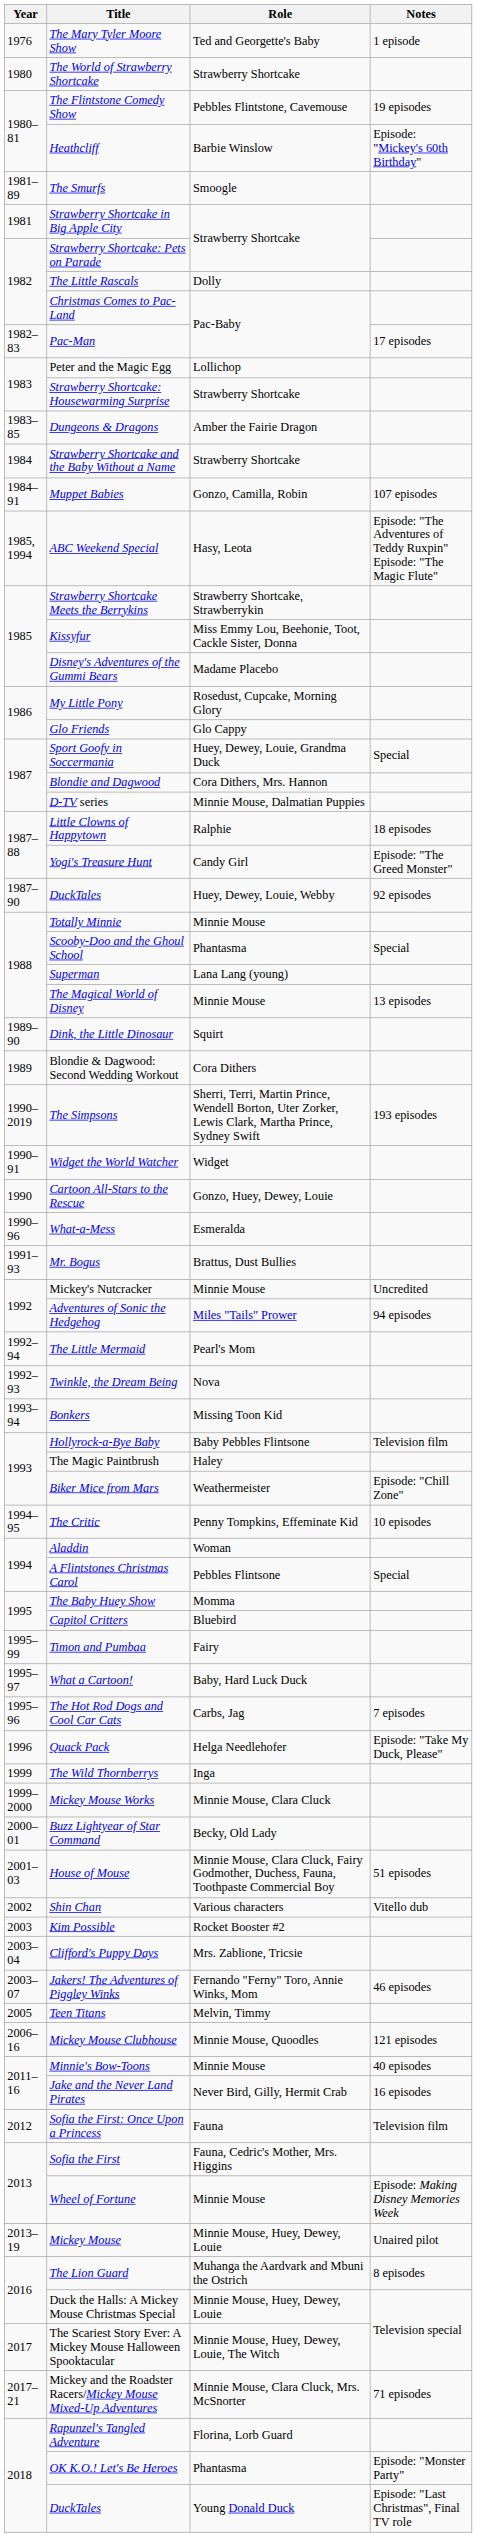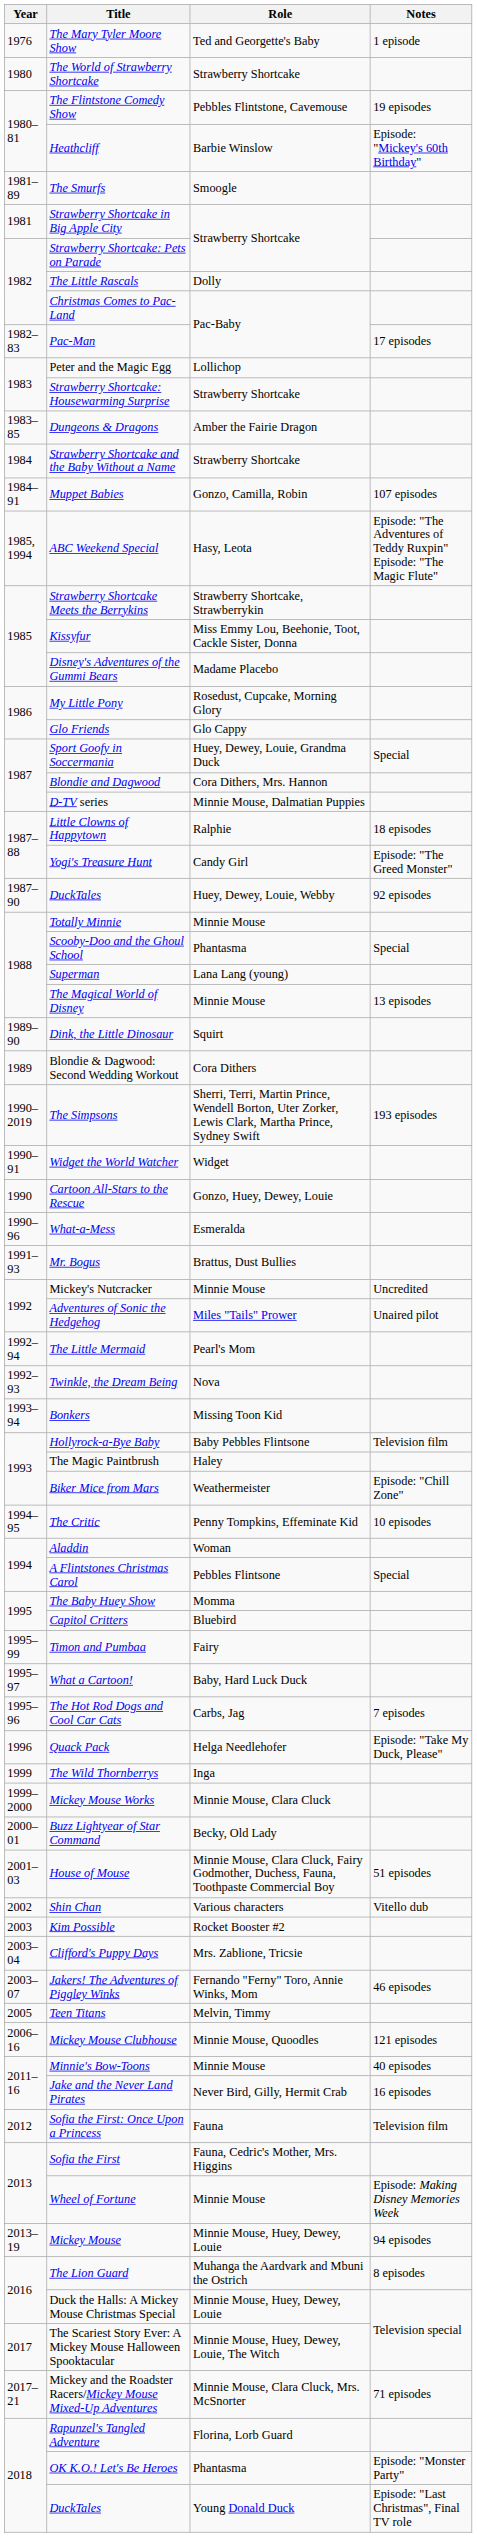(402, 1315) 94 episodes -> (406, 1315) Unaired pilot
(406, 2240) Unaired pilot -> (402, 2240) 94 episodes
